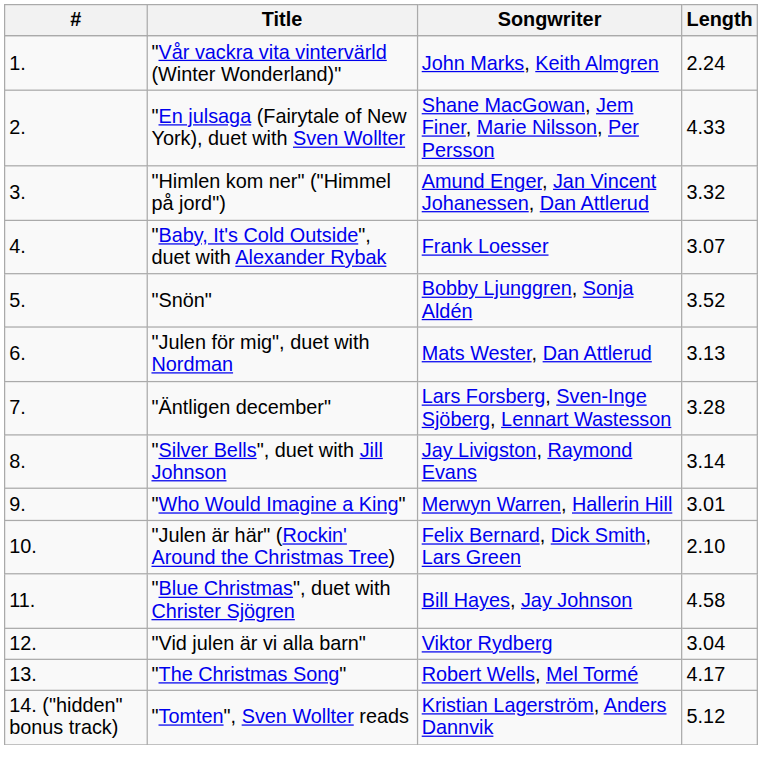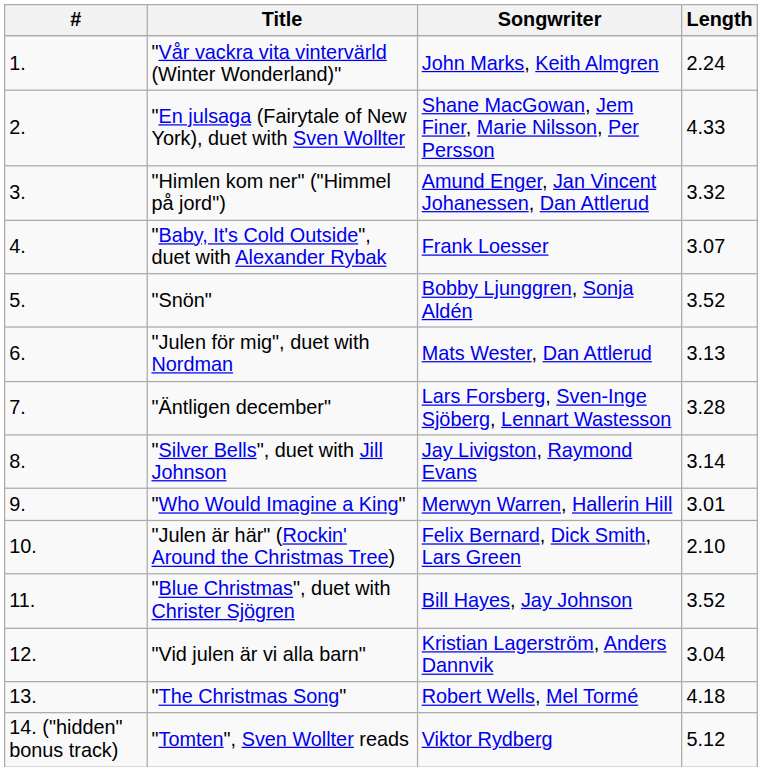(706, 600) 4.58 -> (706, 600) 3.52
(487, 643) Viktor Rydberg -> (544, 654) Kristian Lagerström, Anders Dannvik
(706, 674) 4.17 -> (706, 697) 4.18
(544, 717) Kristian Lagerström, Anders Dannvik -> (487, 739) Viktor Rydberg
